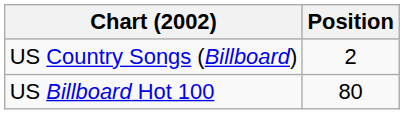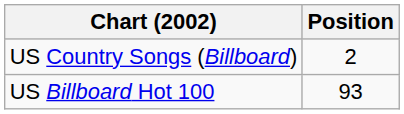(351, 91) 80 -> (351, 91) 93
